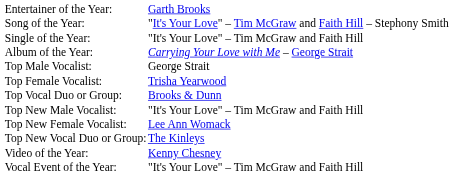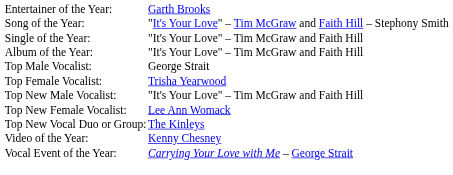(251, 52) Carrying Your Love with Me – George Strait -> (256, 52) "It's Your Love" – Tim McGraw and Faith Hill
- row: (63, 95)
(256, 167) "It's Your Love" – Tim McGraw and Faith Hill -> (251, 153) Carrying Your Love with Me – George Strait
